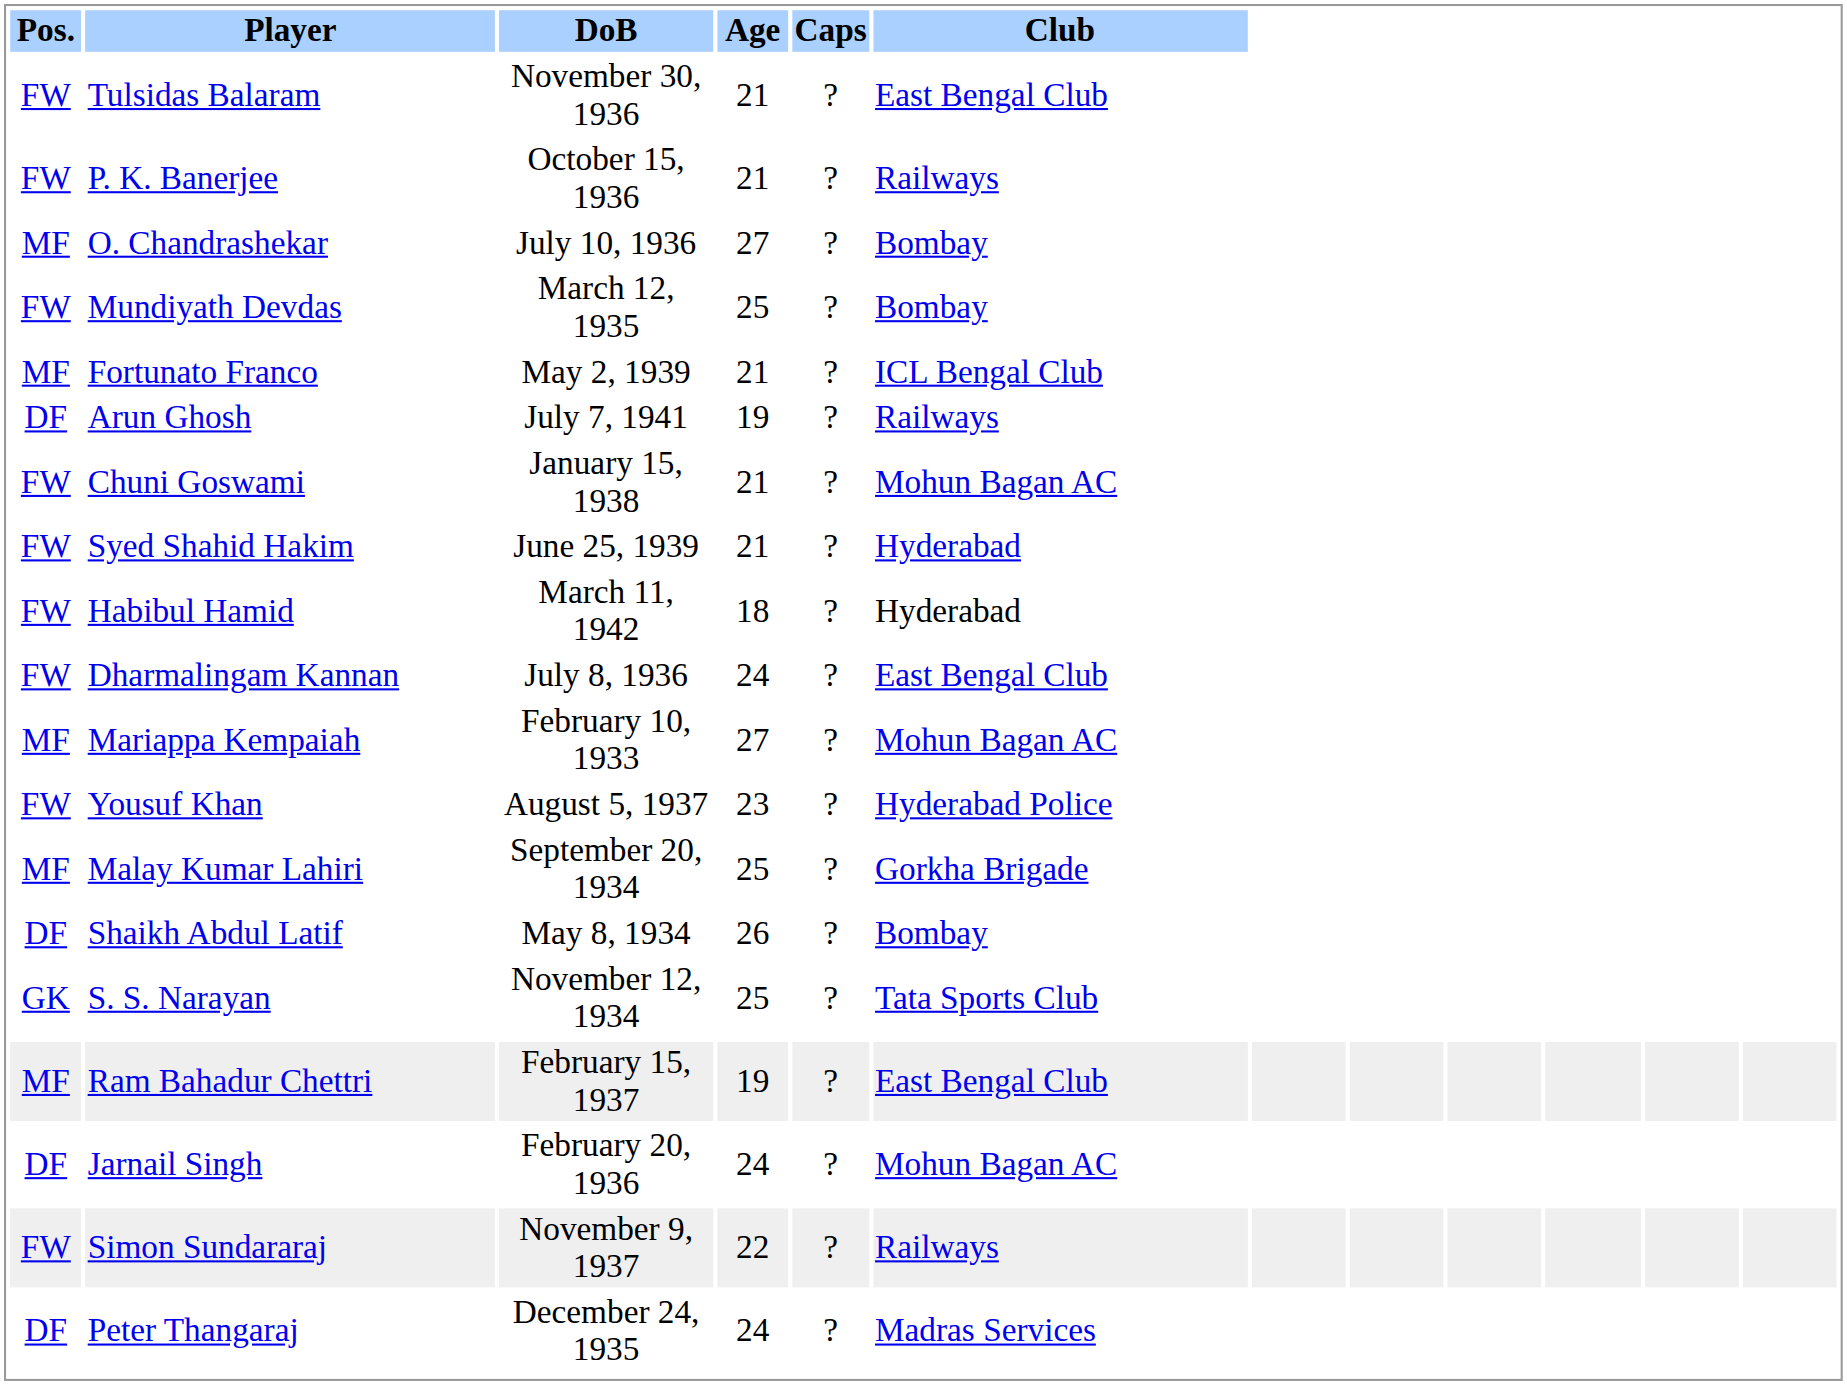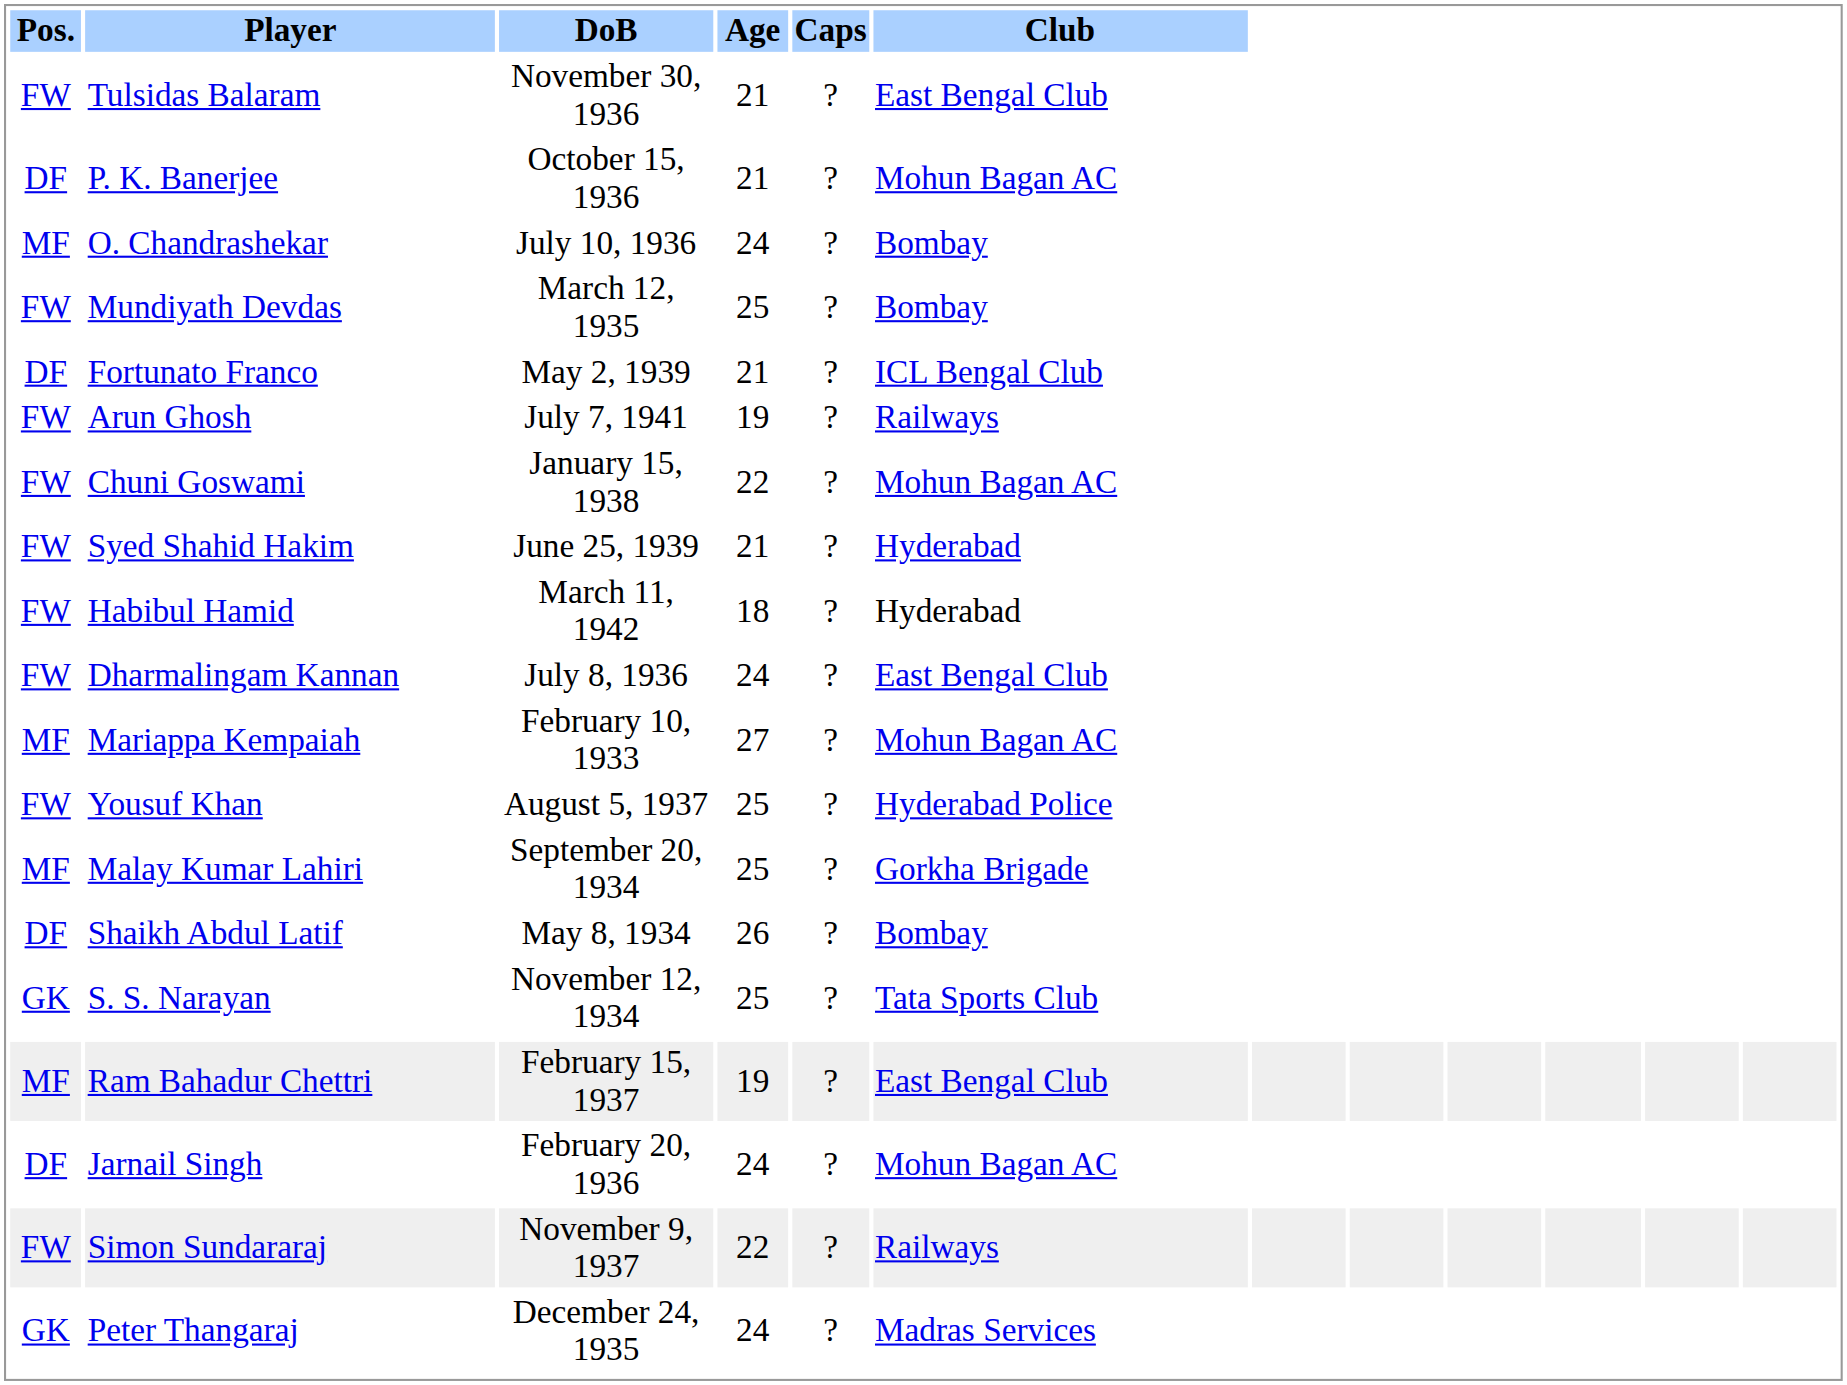(46, 178) FW -> (46, 178) DF
(937, 178) Railways -> (996, 178) Mohun Bagan AC
(753, 242) 27 -> (753, 242) 24
(46, 371) MF -> (46, 371) DF
(46, 417) DF -> (46, 417) FW
(753, 481) 21 -> (753, 481) 22
(753, 804) 23 -> (753, 804) 25
(46, 1330) DF -> (46, 1330) GK
